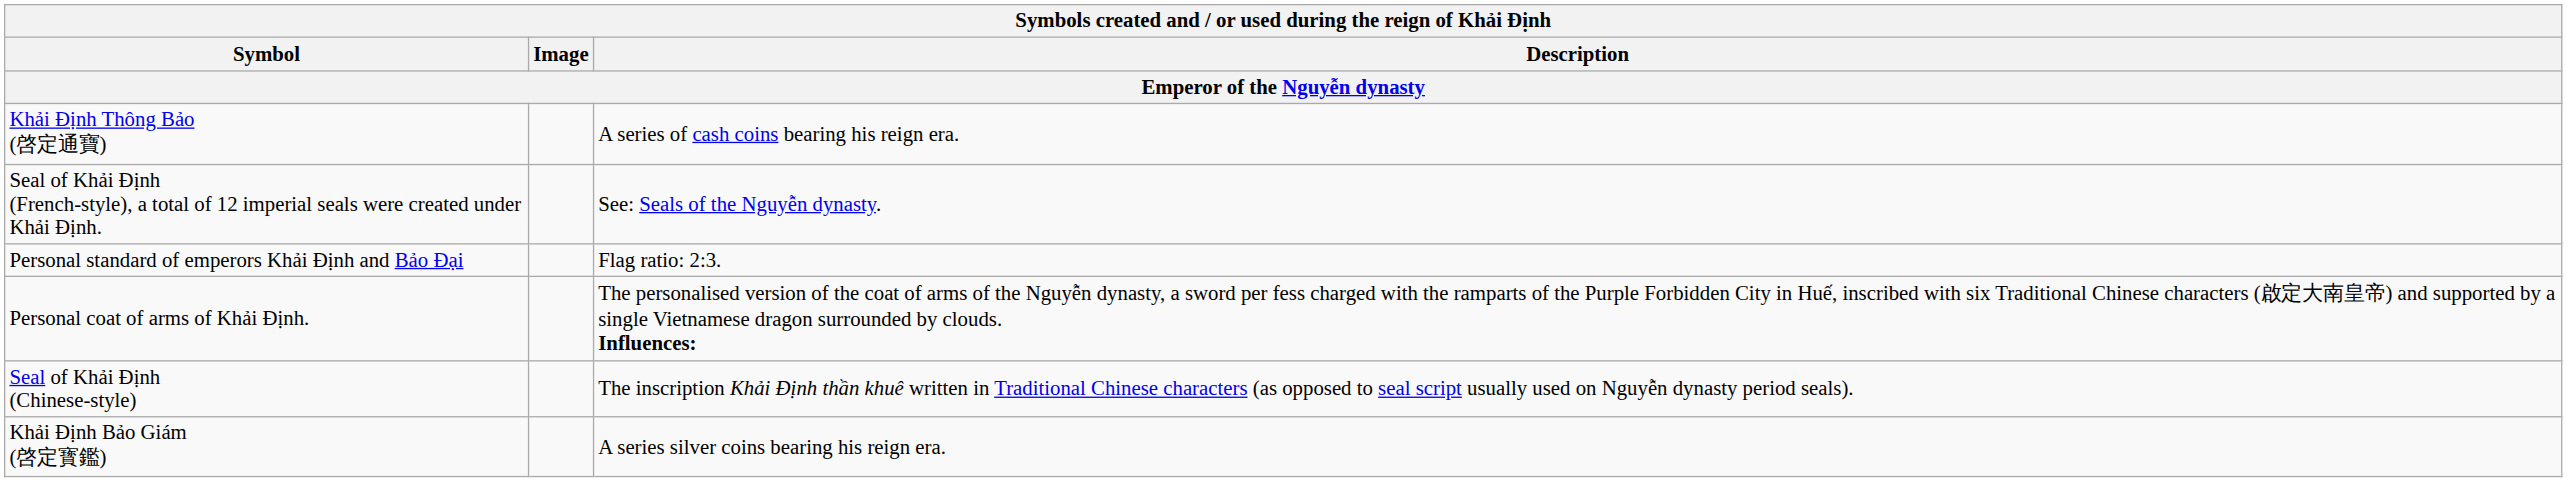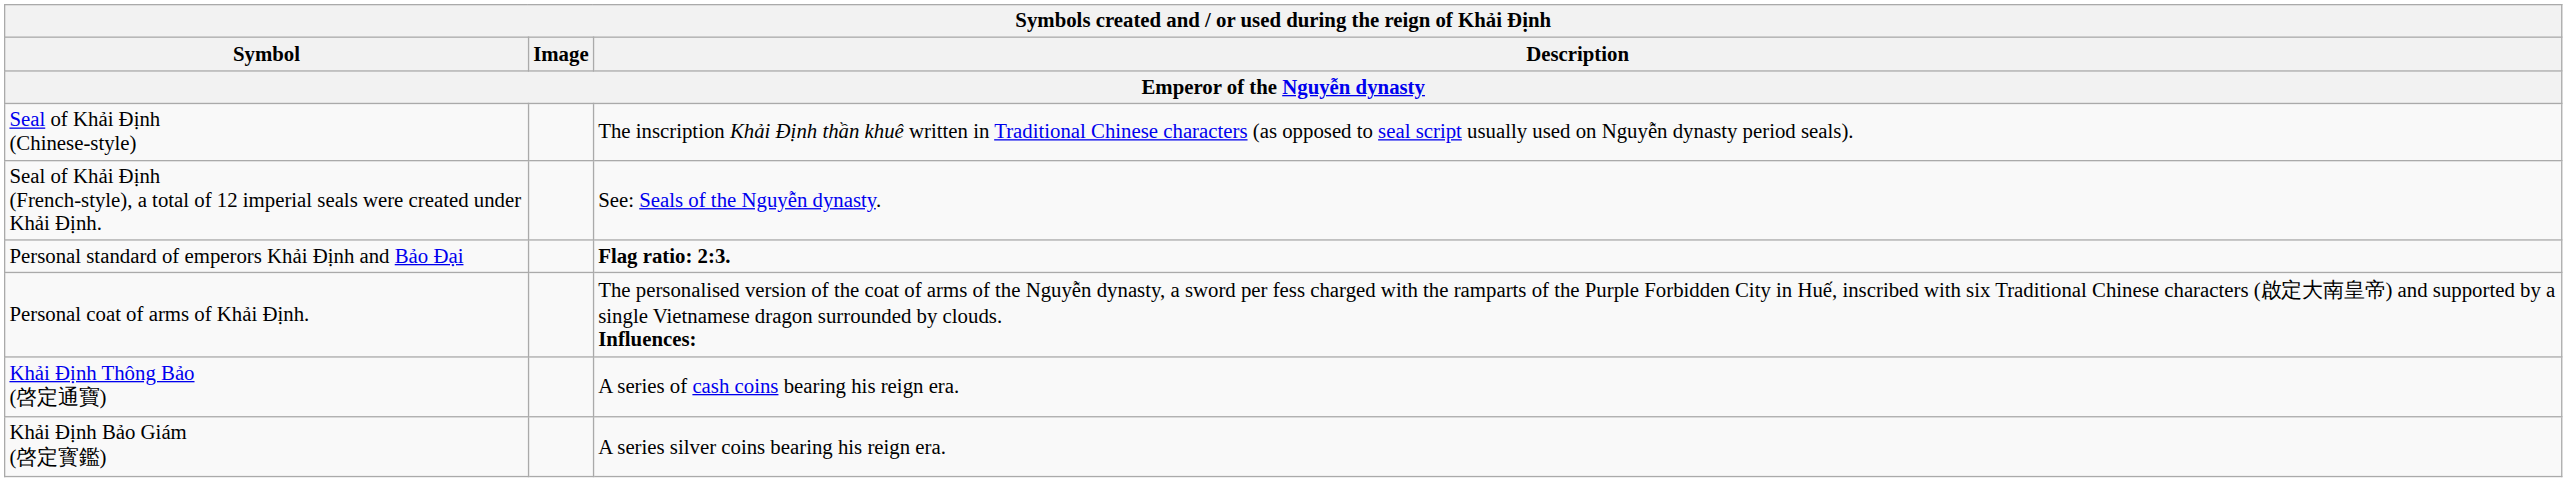rows swapped: (85, 388) <-> (102, 132)
(660, 260) normal -> (664, 256) bold
